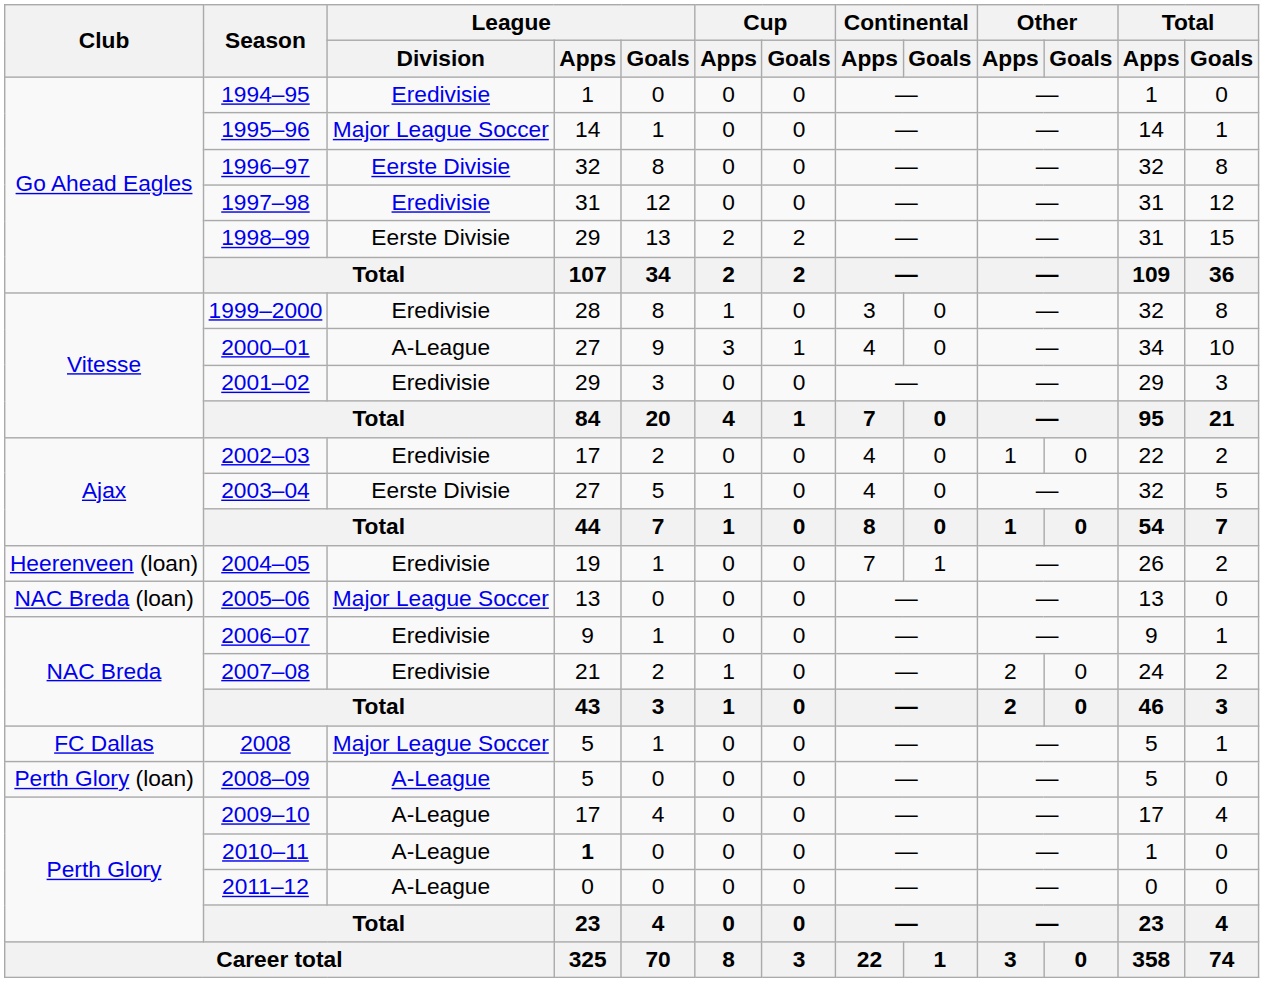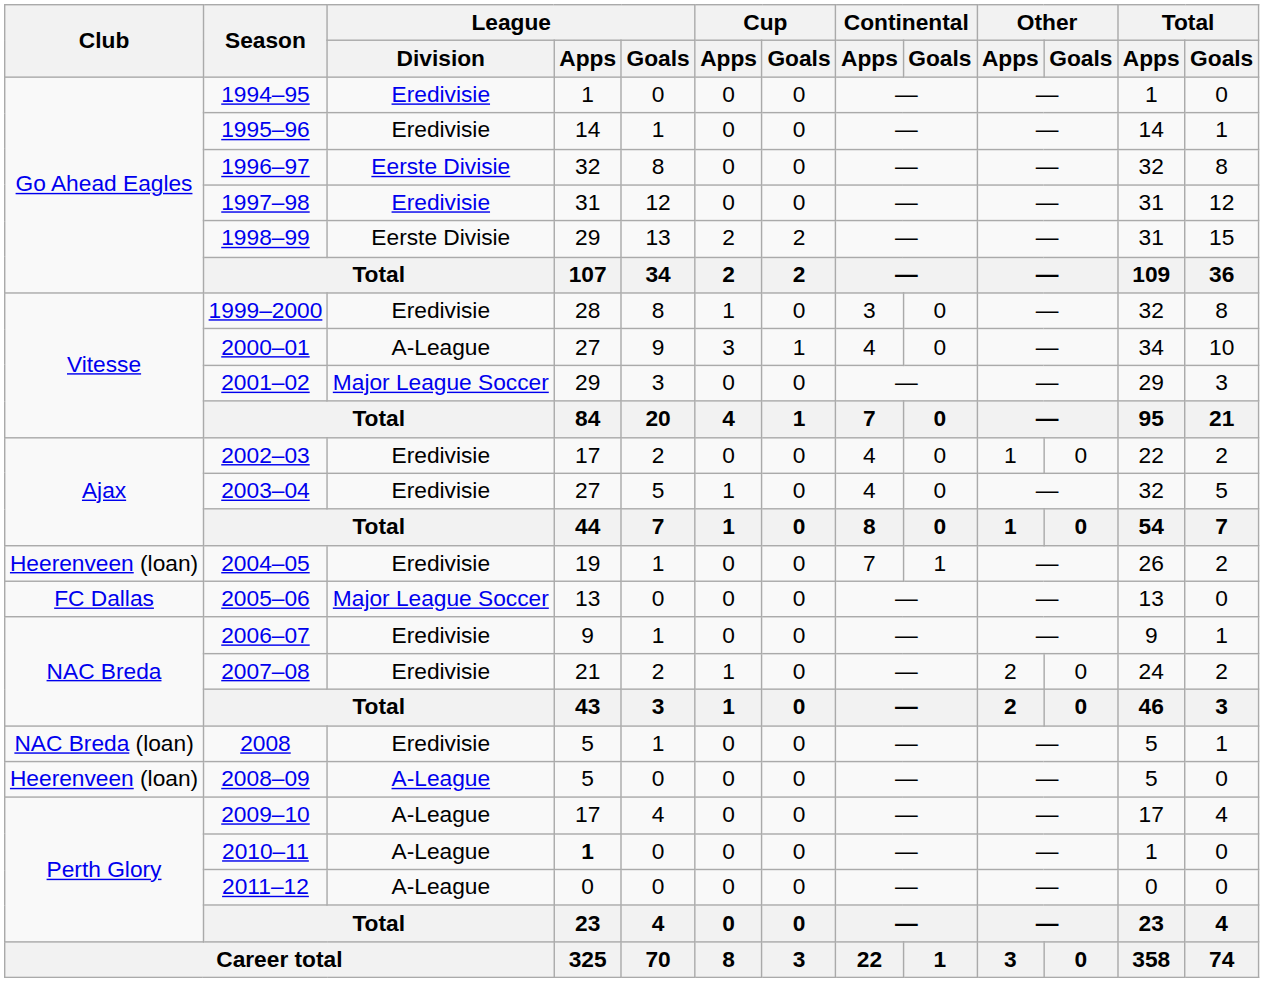(441, 130) Major League Soccer -> (441, 130) Eredivisie
(441, 382) Eredivisie -> (441, 382) Major League Soccer
(441, 490) Eerste Divisie -> (441, 490) Eredivisie
(104, 599) NAC Breda (loan) -> (104, 599) FC Dallas
(104, 743) FC Dallas -> (104, 743) NAC Breda (loan)
(441, 743) Major League Soccer -> (441, 743) Eredivisie
(104, 779) Perth Glory (loan) -> (104, 779) Heerenveen (loan)
